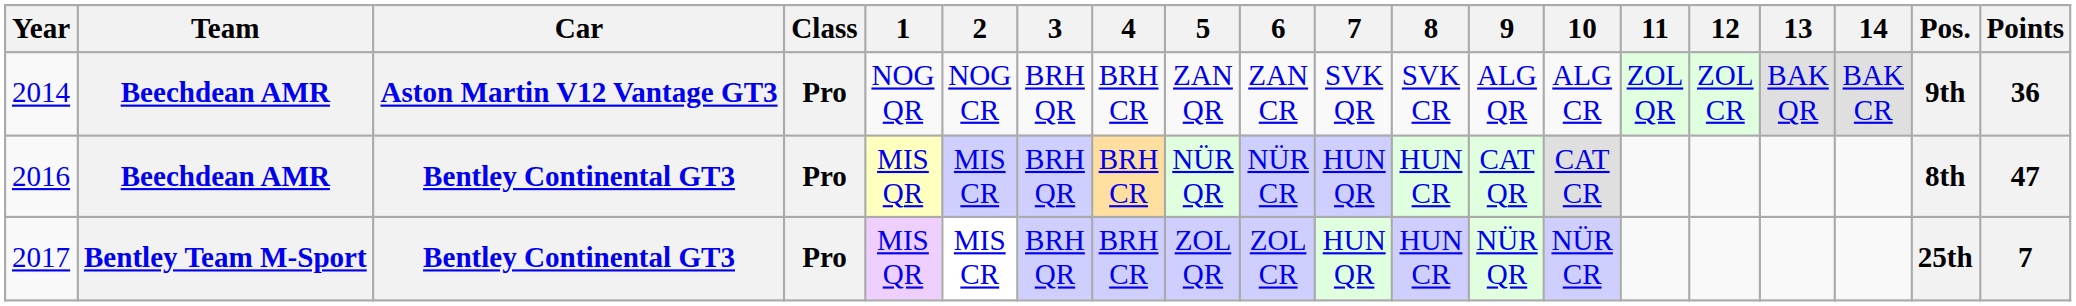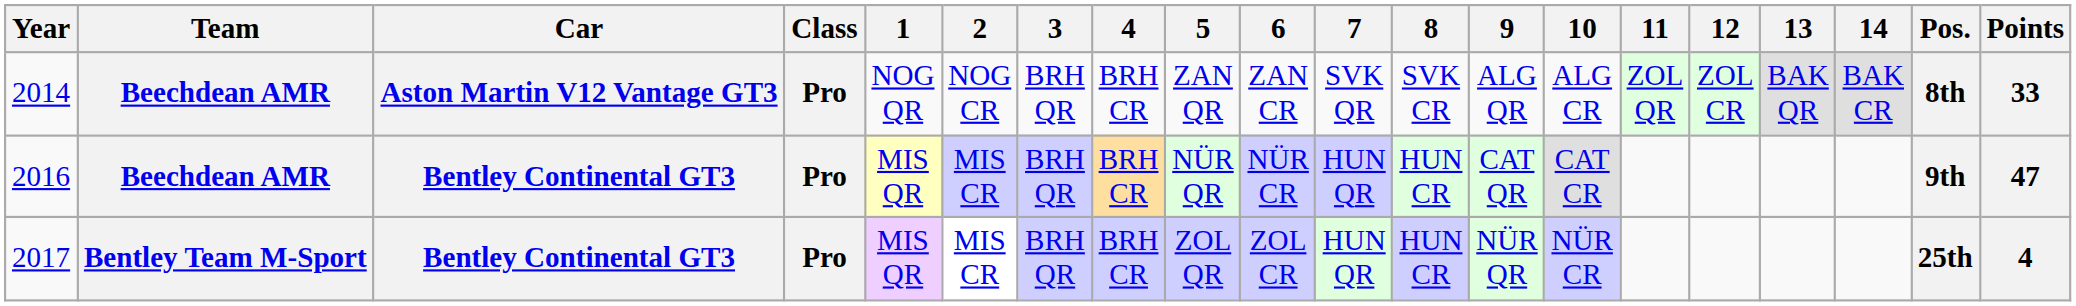(1945, 93) 9th -> (1945, 93) 8th
(2025, 93) 36 -> (2025, 93) 33
(1945, 175) 8th -> (1945, 175) 9th
(2025, 257) 7 -> (2025, 257) 4
